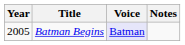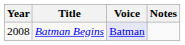(18, 31) 2005 -> (18, 31) 2008
